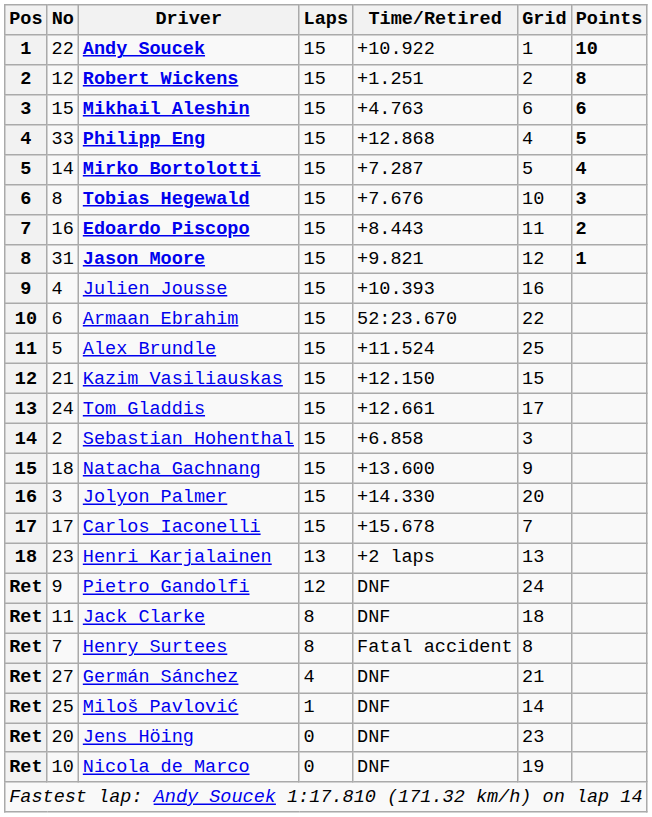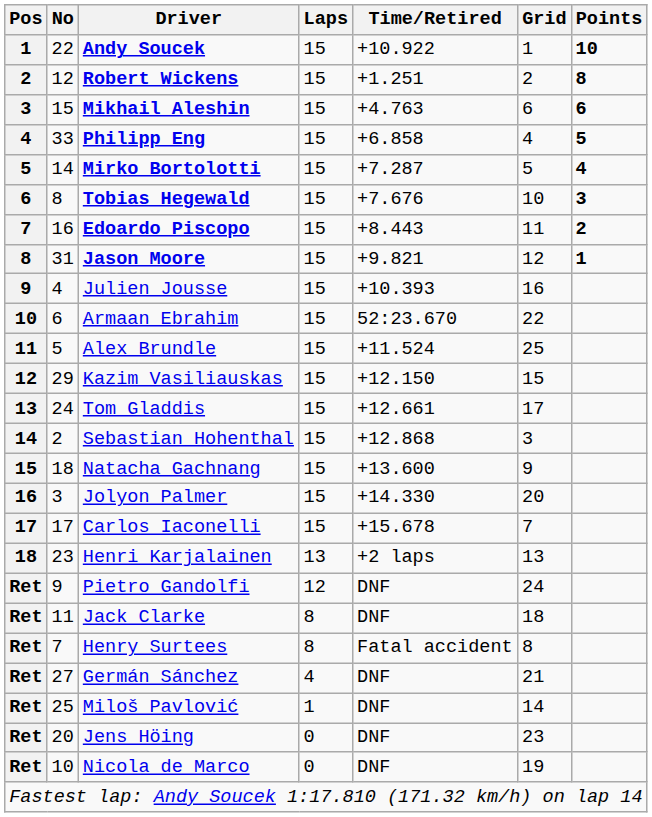(396, 140) +12.868 -> (390, 140) +6.858
(63, 379) 21 -> (63, 379) 29
(390, 439) +6.858 -> (396, 439) +12.868
